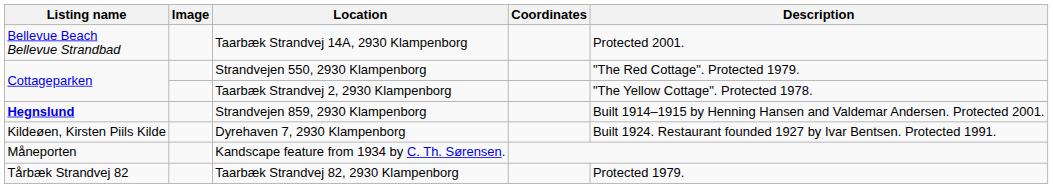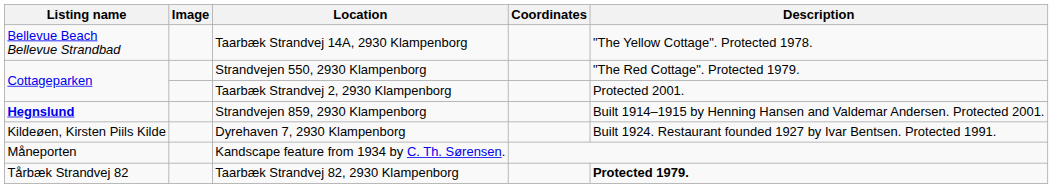(639, 42) Protected 2001. -> (703, 42) "The Yellow Cottage". Protected 1978.
(703, 91) "The Yellow Cottage". Protected 1978. -> (639, 91) Protected 2001.
(639, 173) normal -> (641, 173) bold
